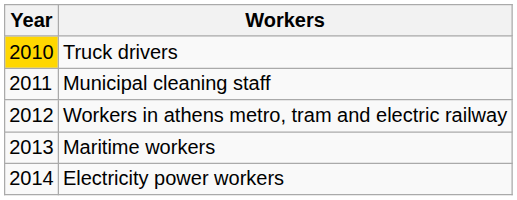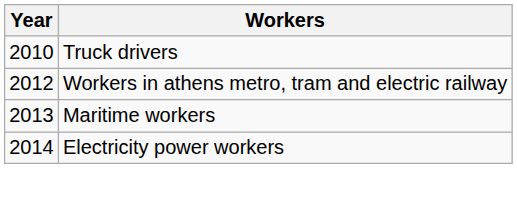(31, 52) gold background -> (31, 52) no background
- row: (167, 83)
